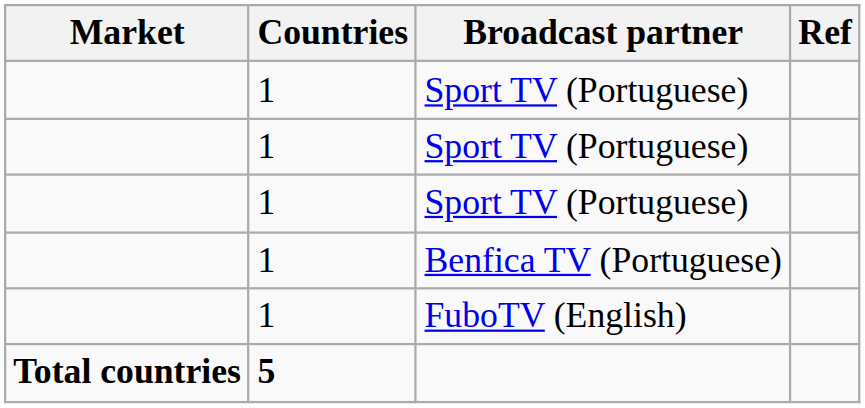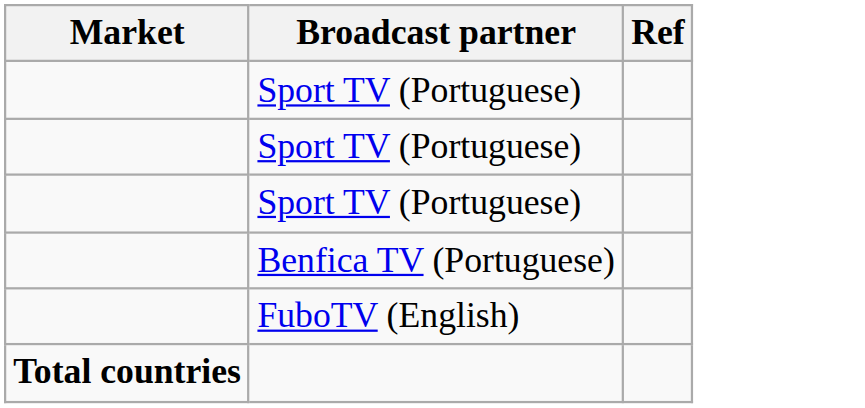- column: (333, 32)
